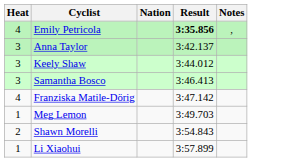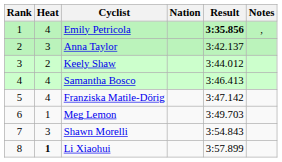+ column: (19, 13)
(18, 64) 3 -> (48, 64) 2
(18, 81) 3 -> (48, 81) 4
(18, 132) 2 -> (48, 132) 3
(18, 149) normal -> (48, 149) bold
